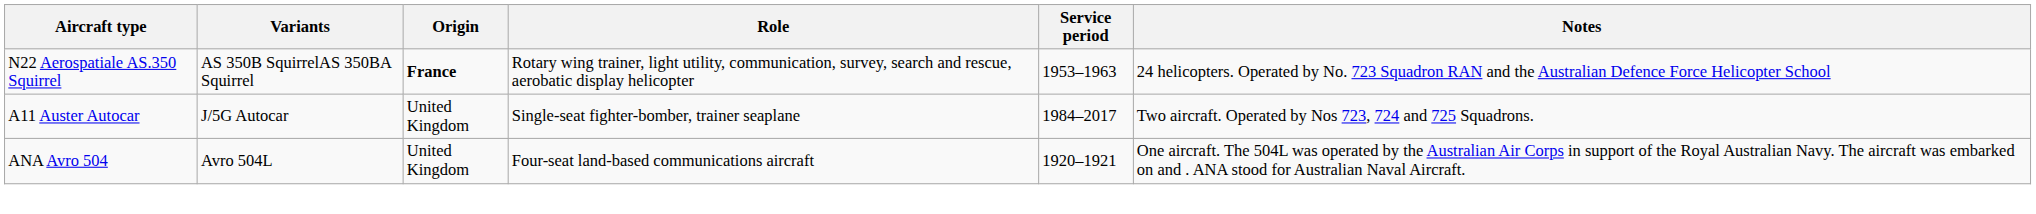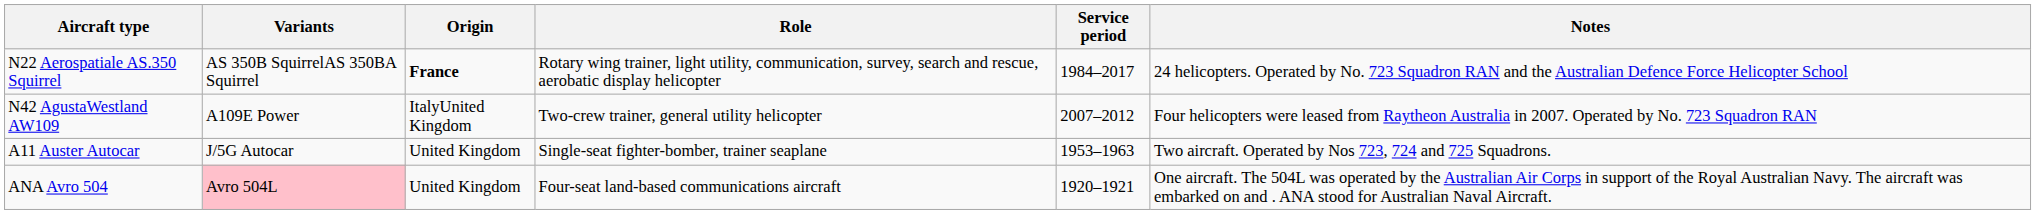(1079, 71) 1953–1963 -> (1097, 71) 1984–2017
+ row: (78, 116)
(1079, 116) 1984–2017 -> (1097, 151) 1953–1963
(237, 160) no background -> (242, 187) pink background
